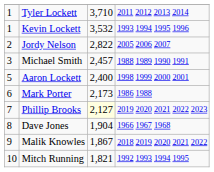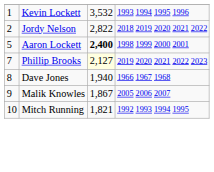- row: (49, 12)
(144, 45) 2005 2006 2007 -> (162, 28) 2018 2019 2020 2021 2022
- row: (52, 61)
(101, 77) normal -> (101, 45) bold
- row: (47, 93)
(101, 126) 1,904 -> (101, 77) 1,940
(162, 142) 2018 2019 2020 2021 2022 -> (144, 93) 2005 2006 2007
